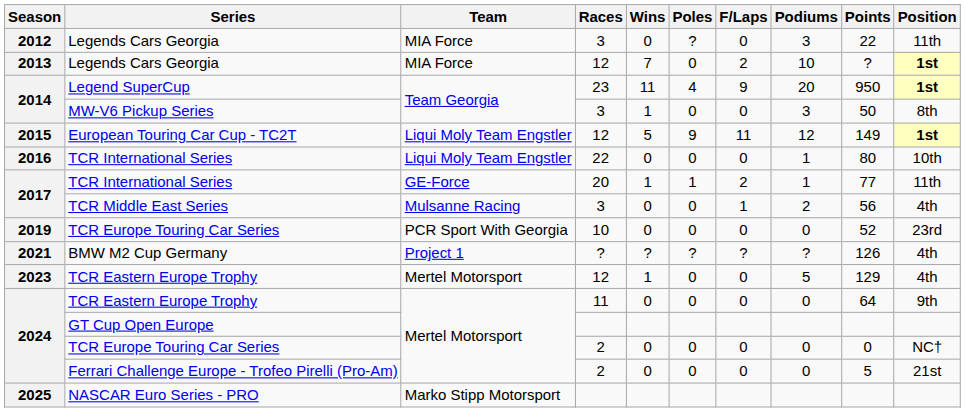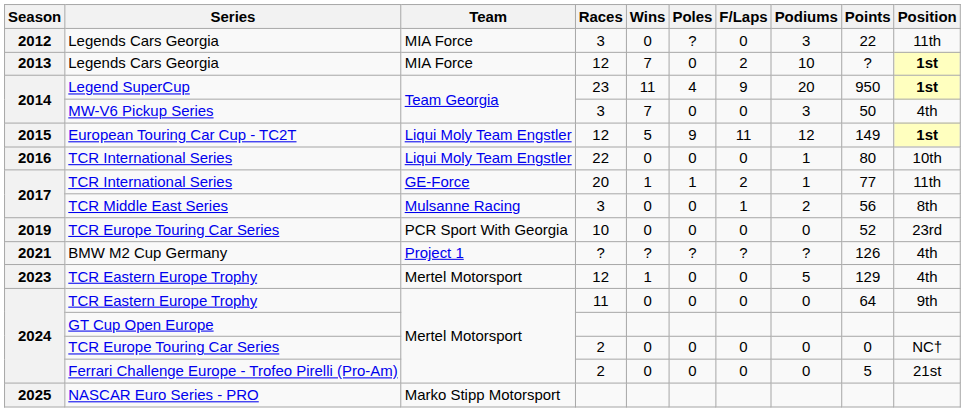(648, 111) 1 -> (648, 111) 7
(927, 111) 8th -> (927, 111) 4th
(927, 206) 4th -> (927, 206) 8th
